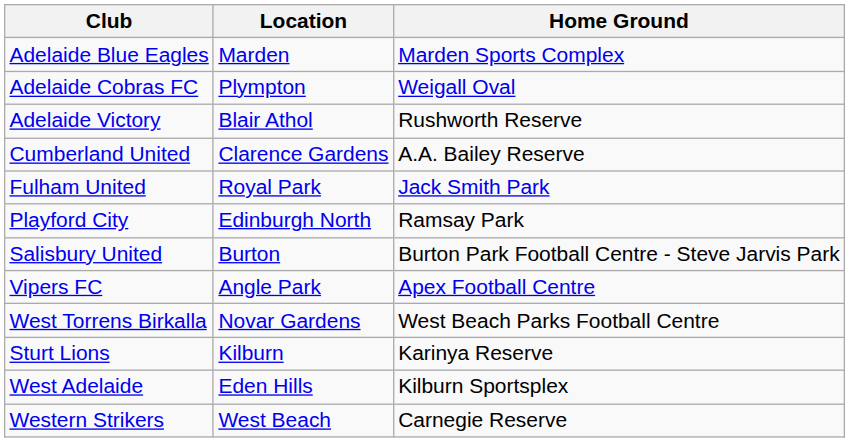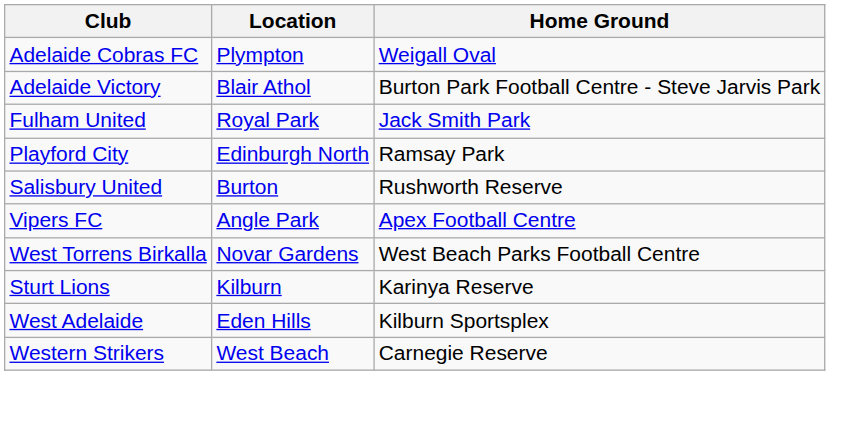- row: (109, 54)
(490, 120) Rushworth Reserve -> (599, 87) Burton Park Football Centre - Steve Jarvis Park
- row: (100, 154)
(619, 253) Burton Park Football Centre - Steve Jarvis Park -> (471, 187) Rushworth Reserve
